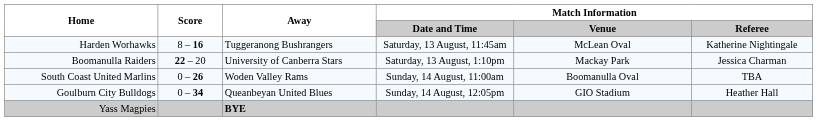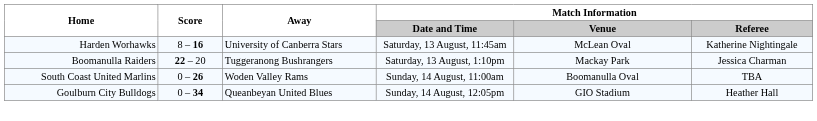(279, 44) Tuggeranong Bushrangers -> (284, 44) University of Canberra Stars
(284, 60) University of Canberra Stars -> (279, 60) Tuggeranong Bushrangers
- row: (127, 108)
